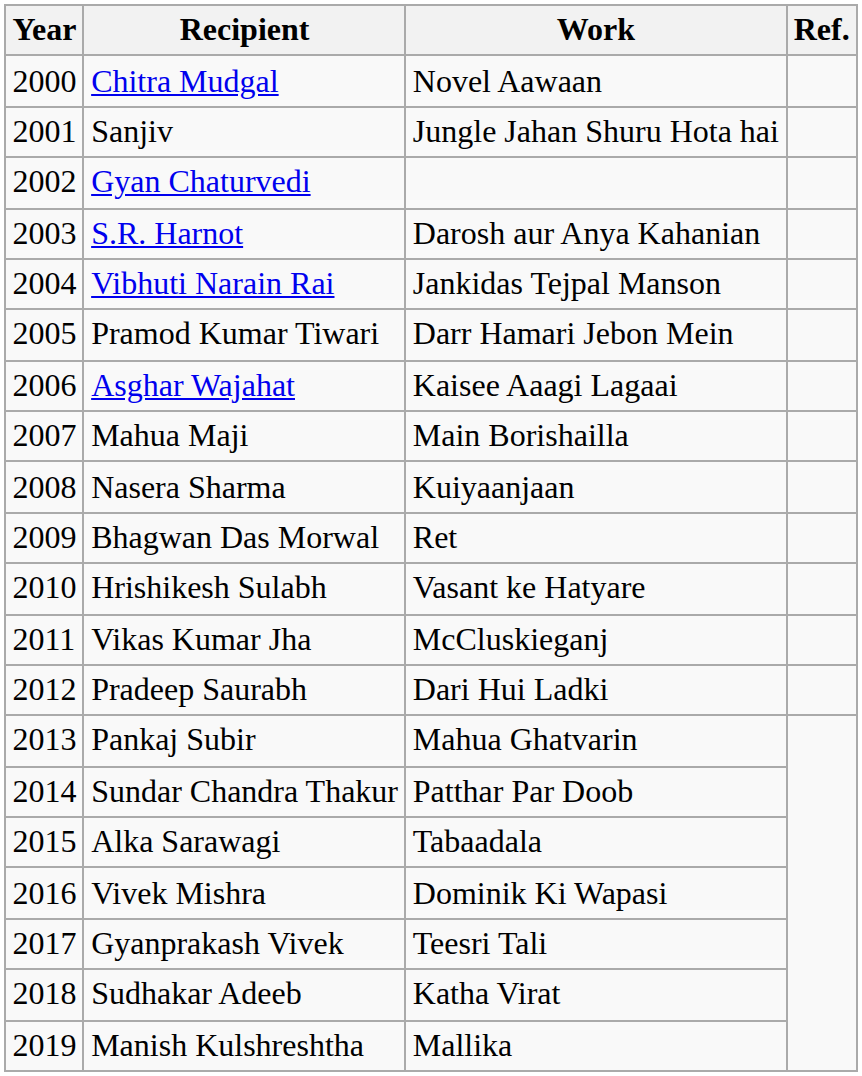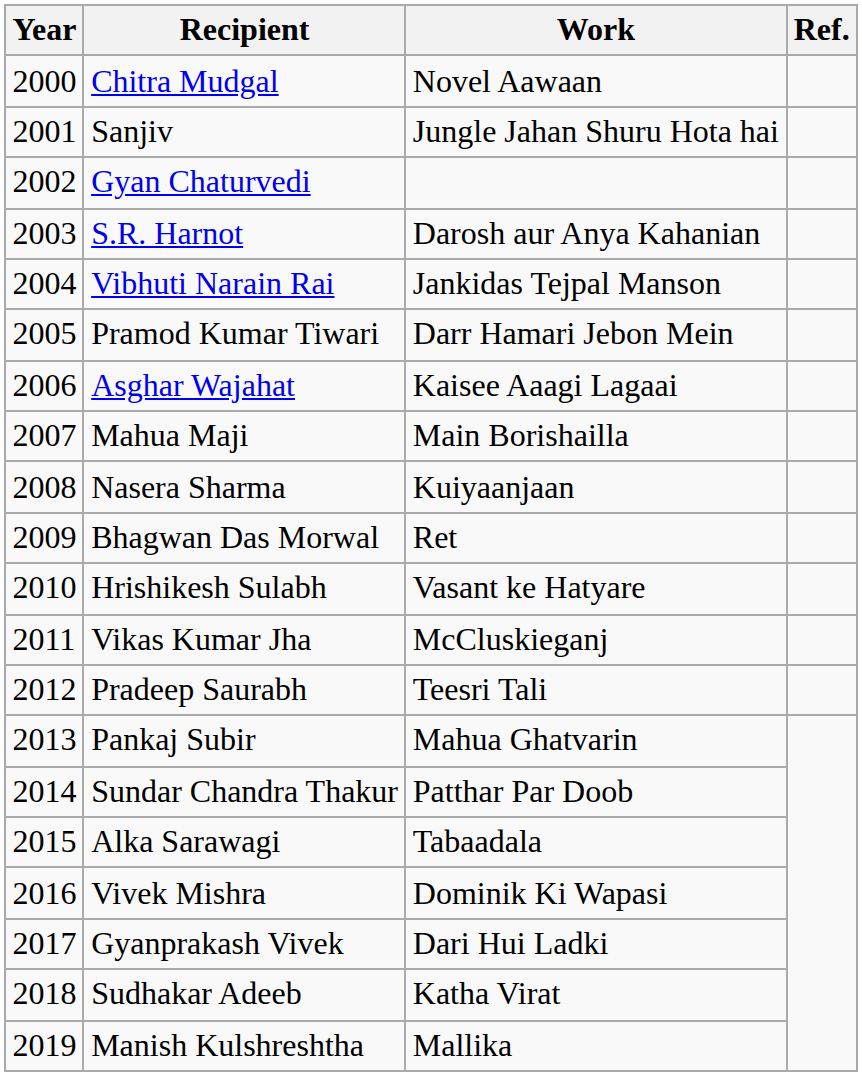(511, 689) Dari Hui Ladki -> (480, 689) Teesri Tali
(480, 943) Teesri Tali -> (511, 943) Dari Hui Ladki
